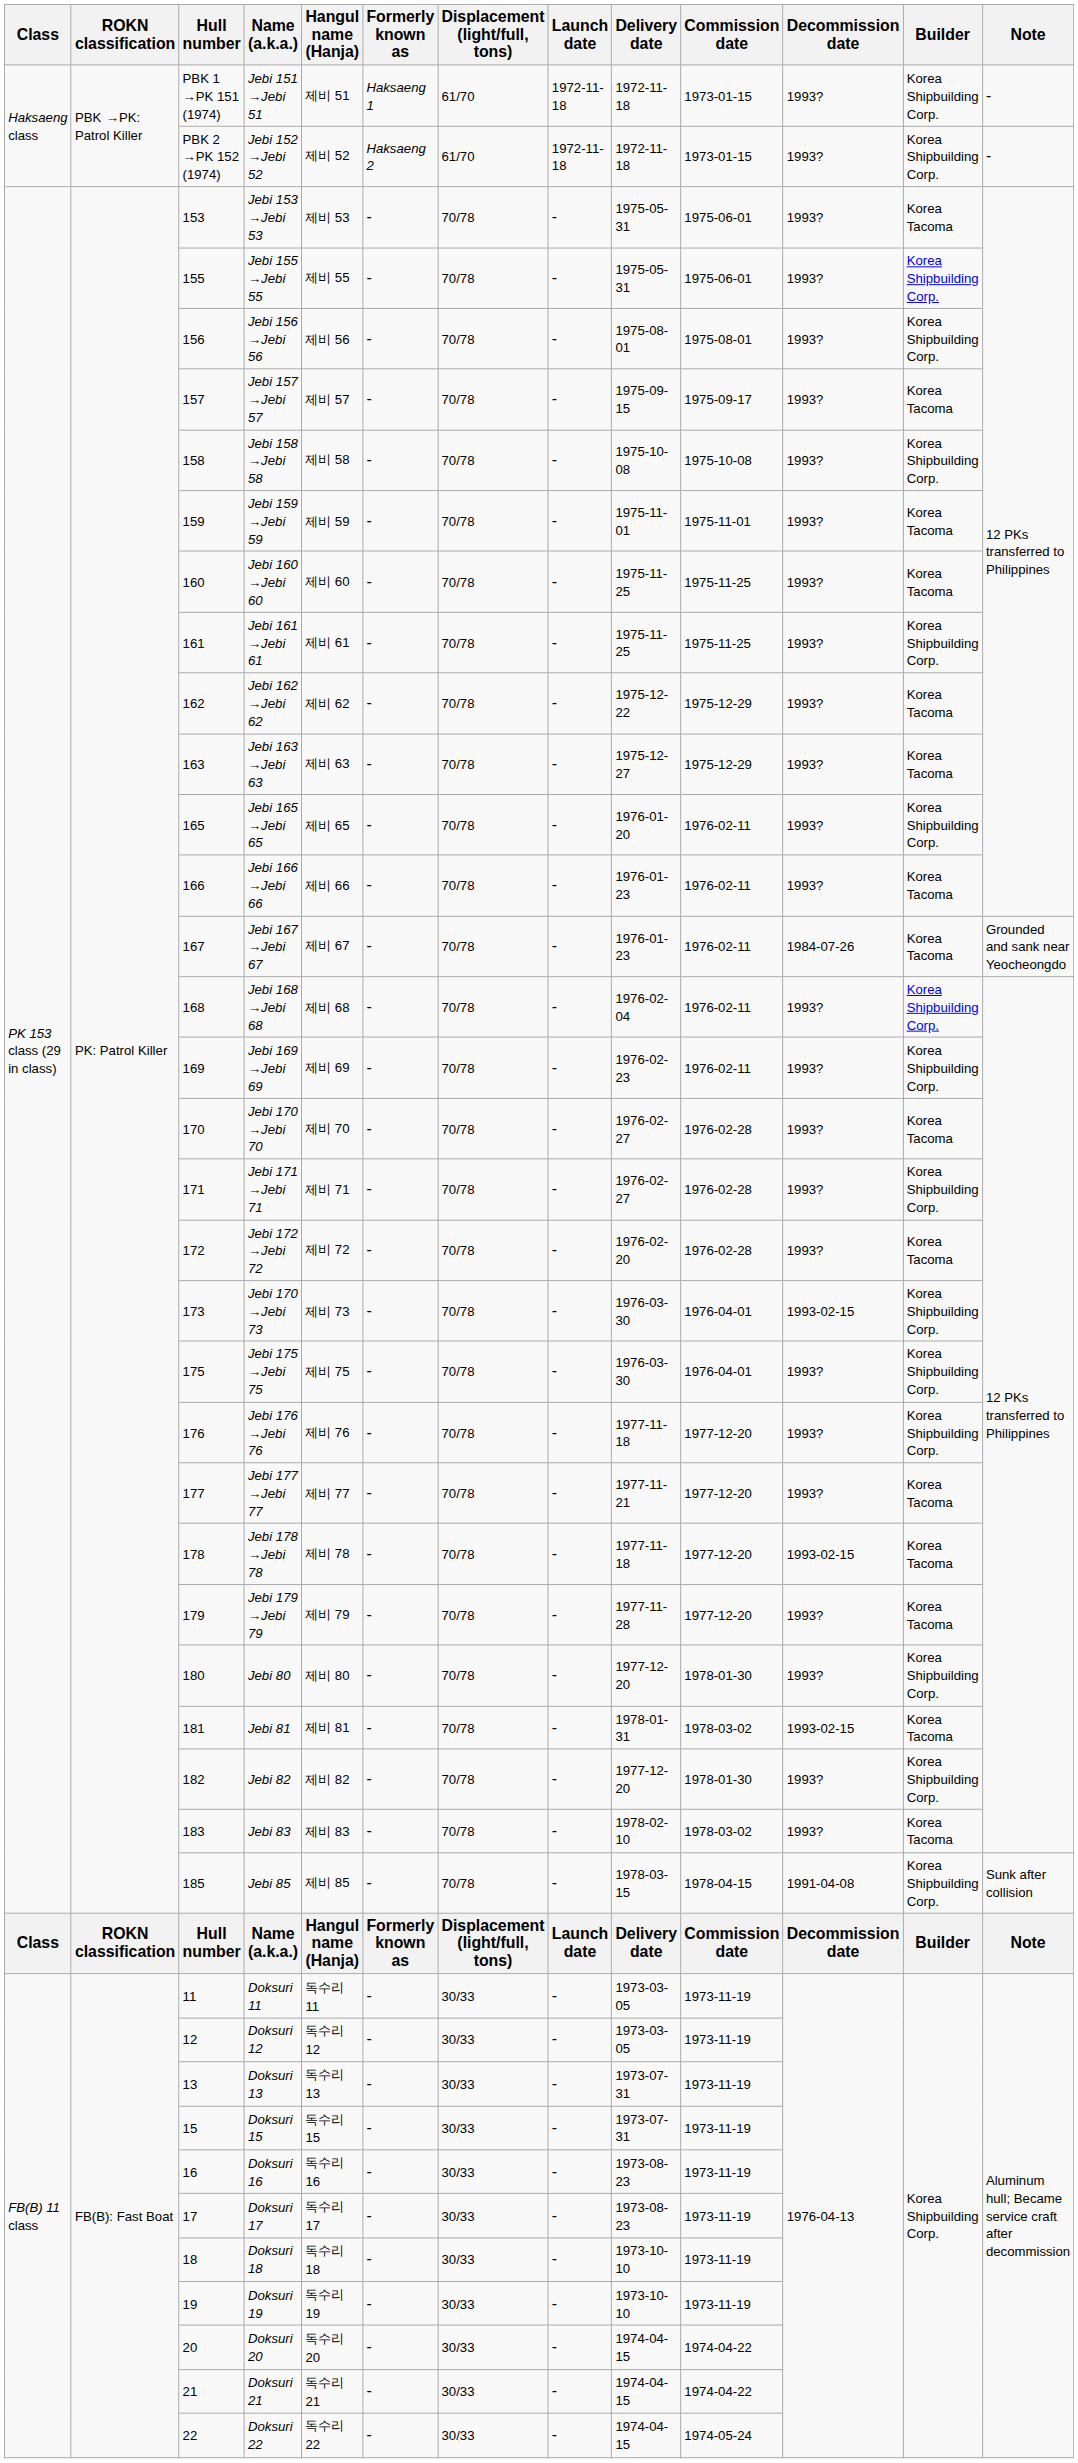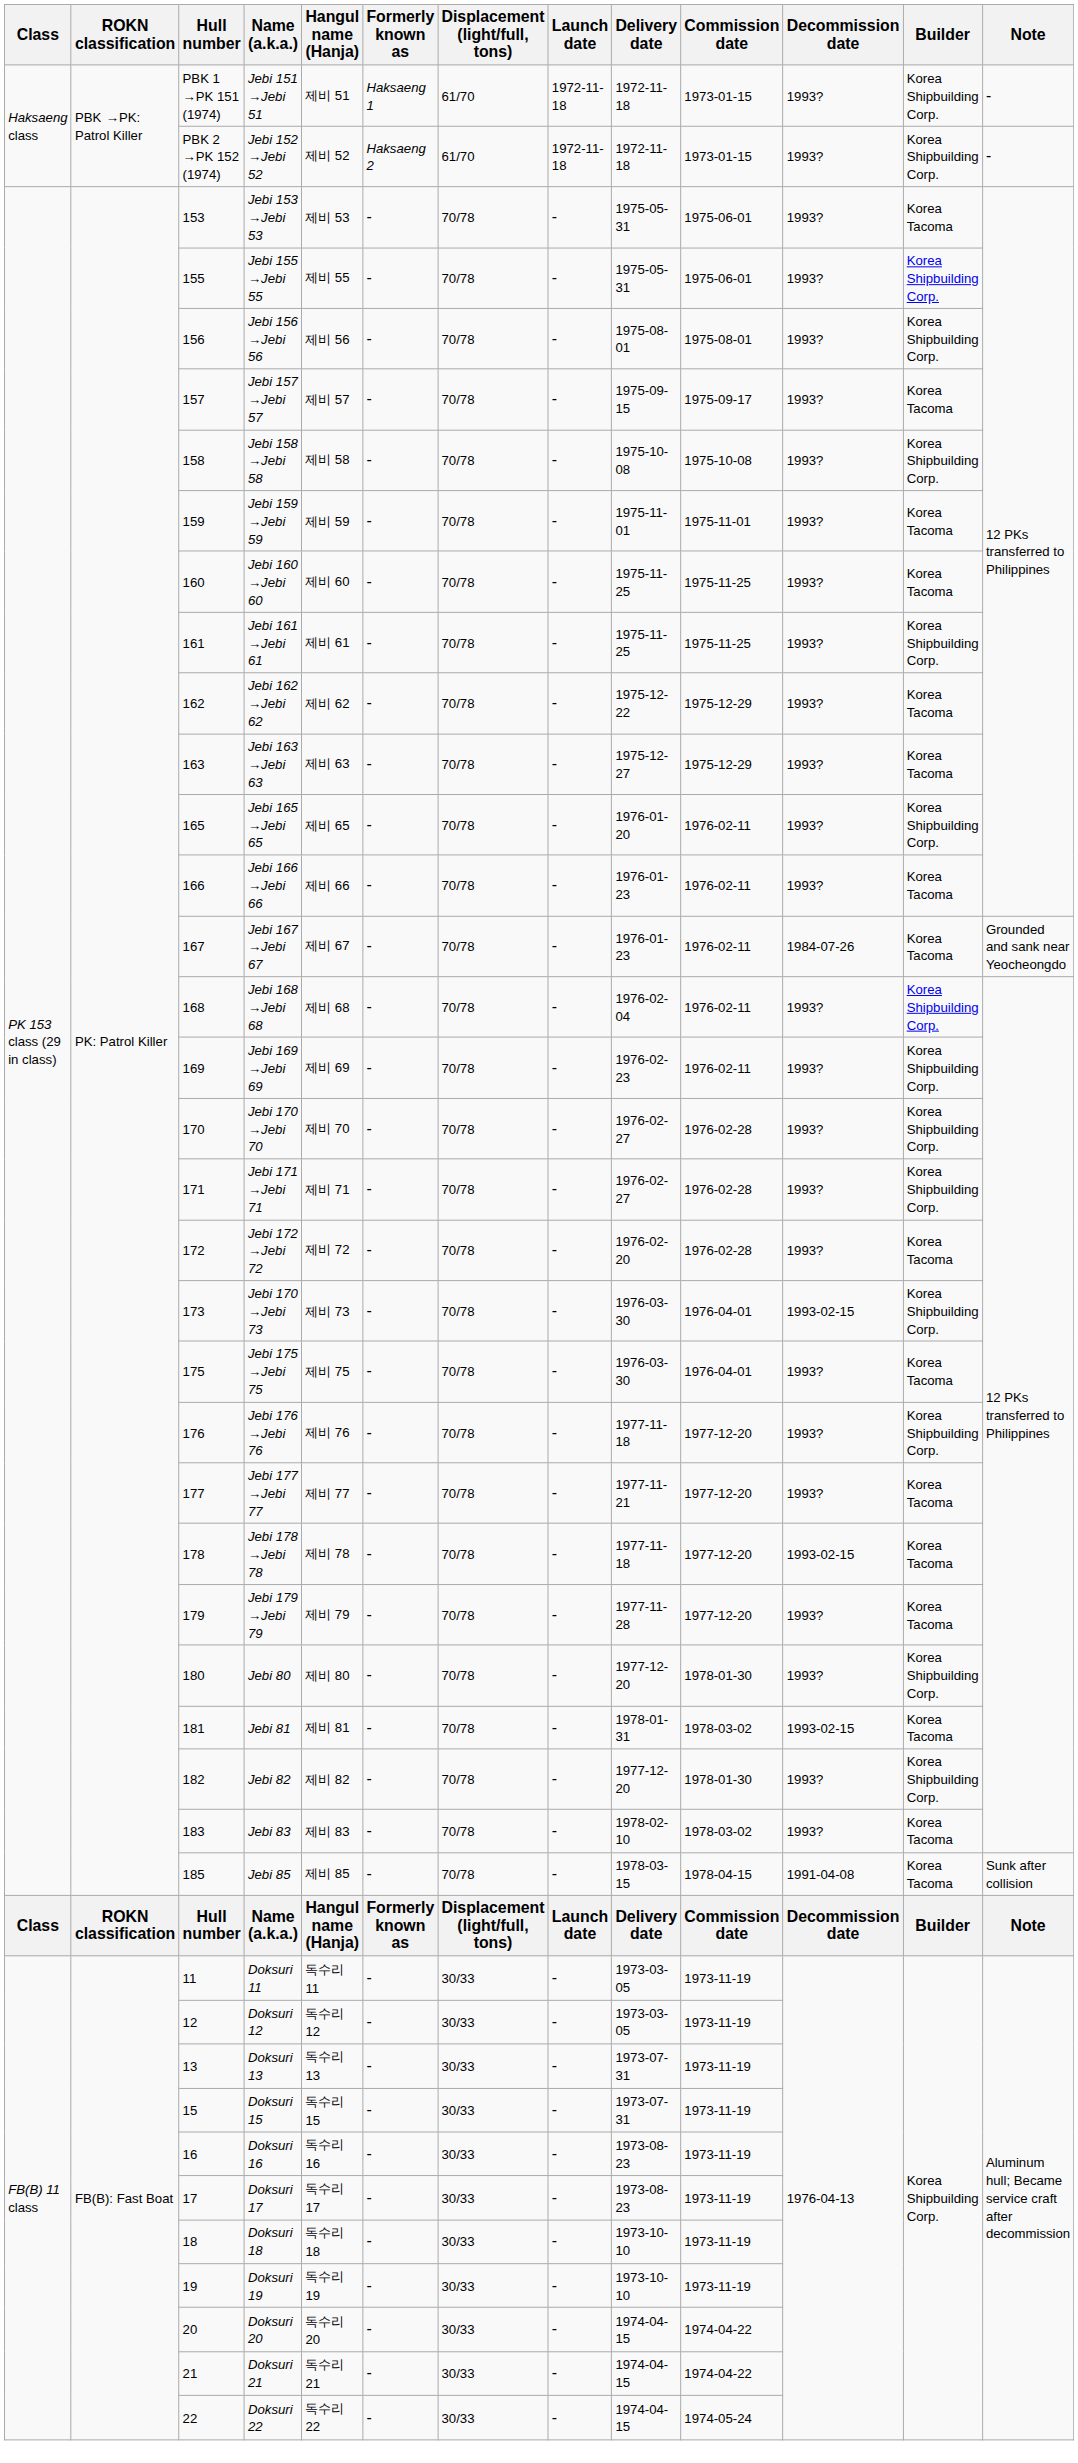(930, 1129) Korea Tacoma -> (943, 1129) Korea Shipbuilding Corp.
(943, 1372) Korea Shipbuilding Corp. -> (930, 1372) Korea Tacoma
(943, 1883) Korea Shipbuilding Corp. -> (930, 1874) Korea Tacoma
